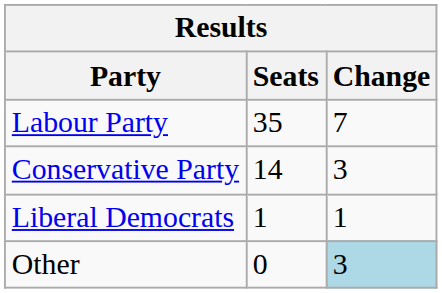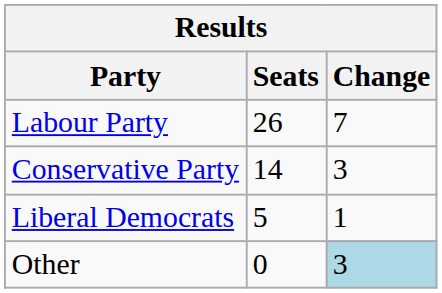(268, 122) 35 -> (268, 122) 26
(260, 216) 1 -> (260, 216) 5
